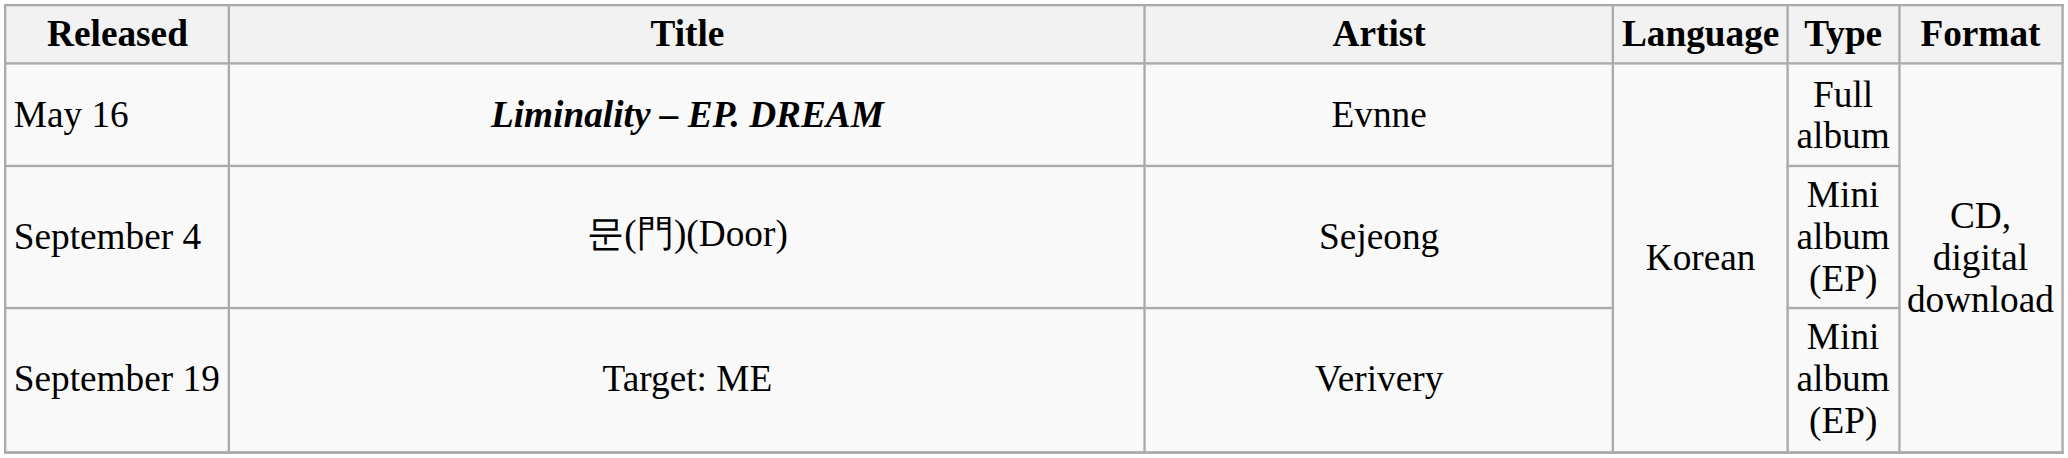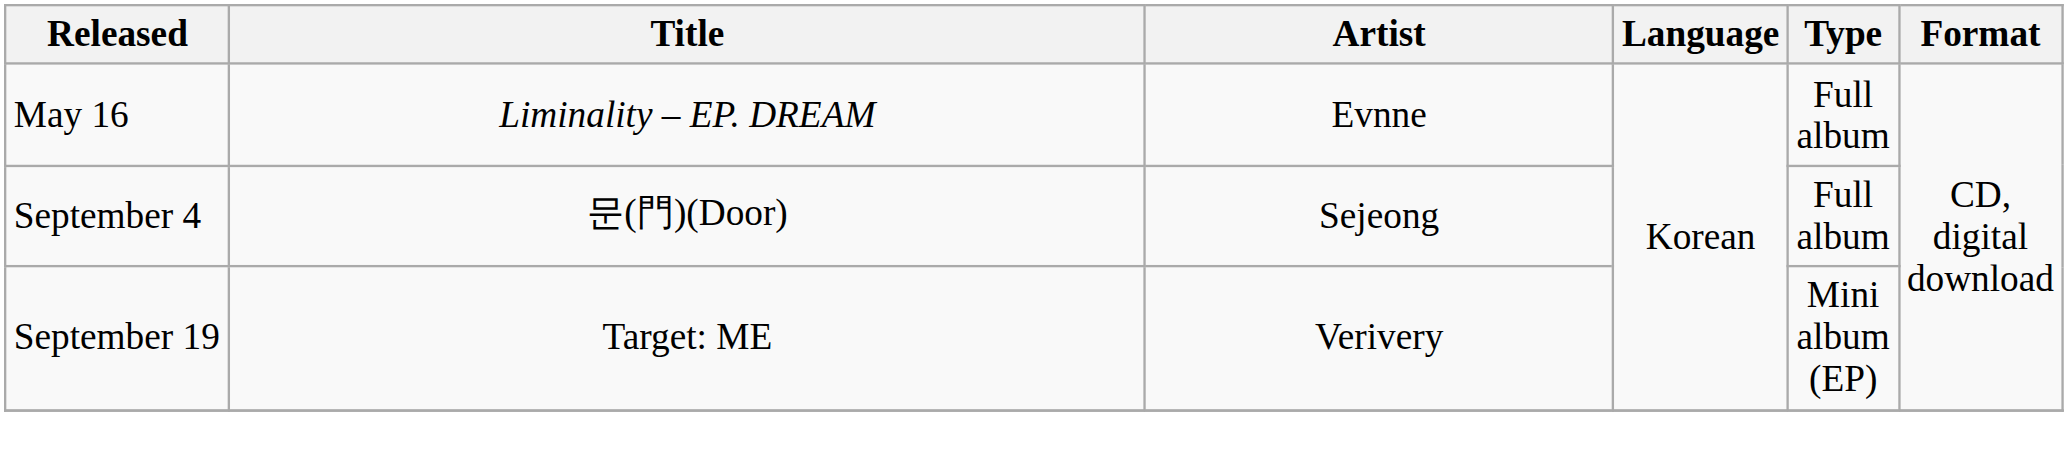(687, 114) bold -> (687, 114) normal
(1843, 236) Mini album (EP) -> (1843, 215) Full album
